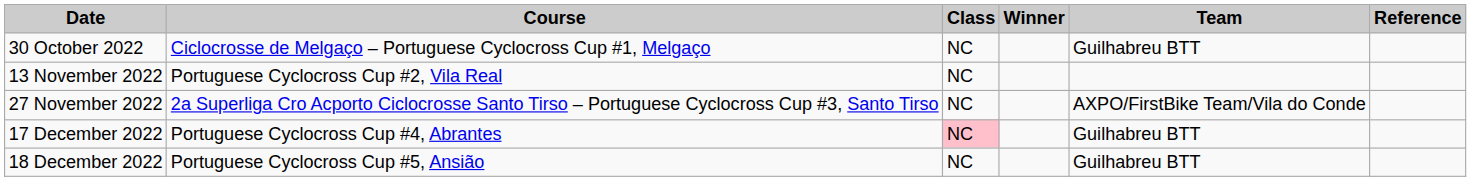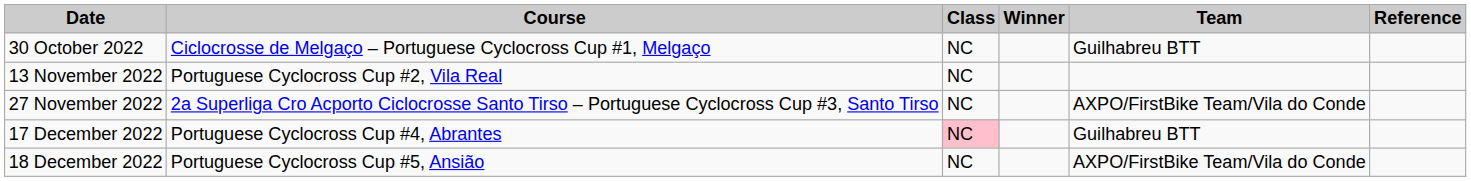(1137, 162) Guilhabreu BTT -> (1219, 162) AXPO/FirstBike Team/Vila do Conde
